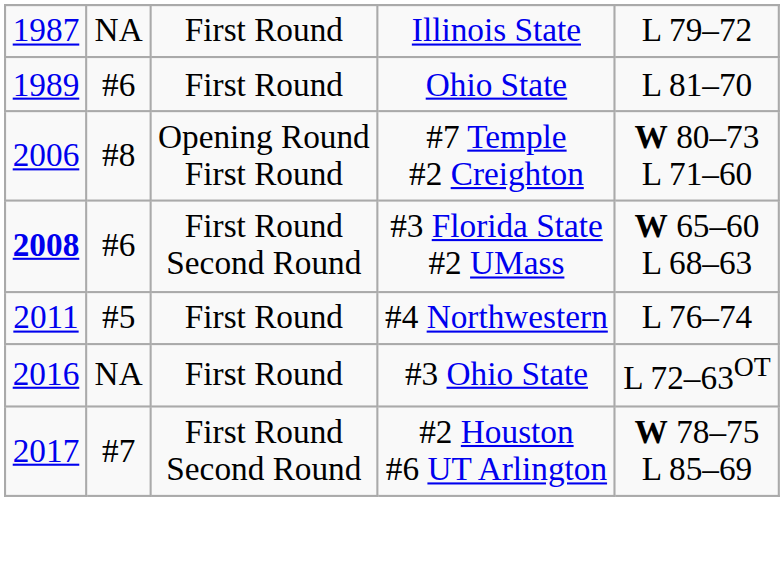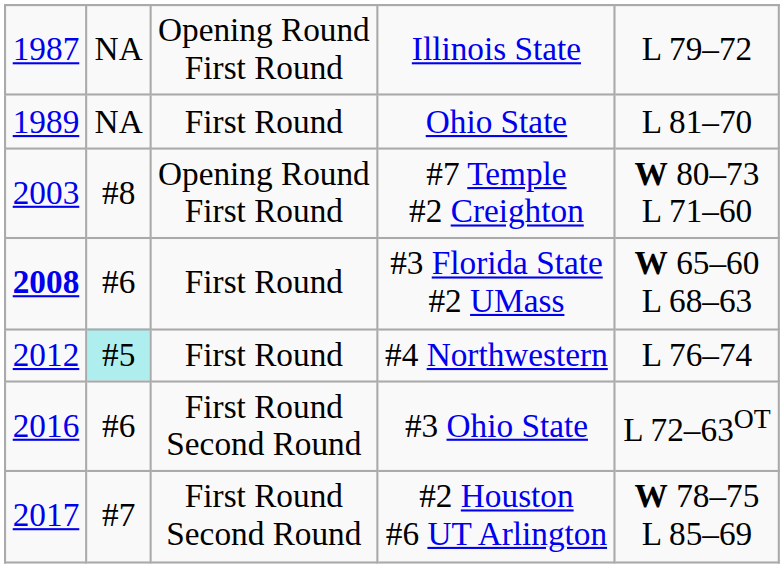(264, 30) First Round -> (264, 49) Opening Round First Round
(119, 83) #6 -> (119, 121) NA
(46, 155) 2006 -> (46, 192) 2003
(264, 245) First Round Second Round -> (264, 282) First Round
(46, 316) 2011 -> (46, 354) 2012
(119, 316) no background -> (119, 354) paleturquoise background
(119, 374) NA -> (119, 425) #6
(264, 374) First Round -> (264, 425) First Round Second Round
